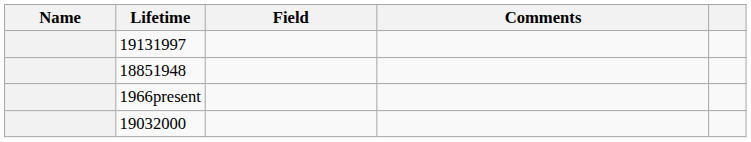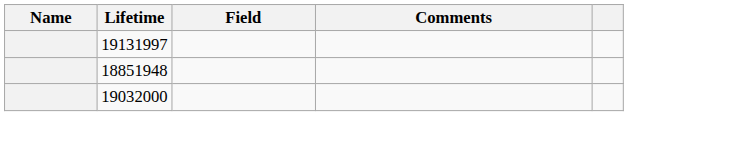- row: (160, 96)
